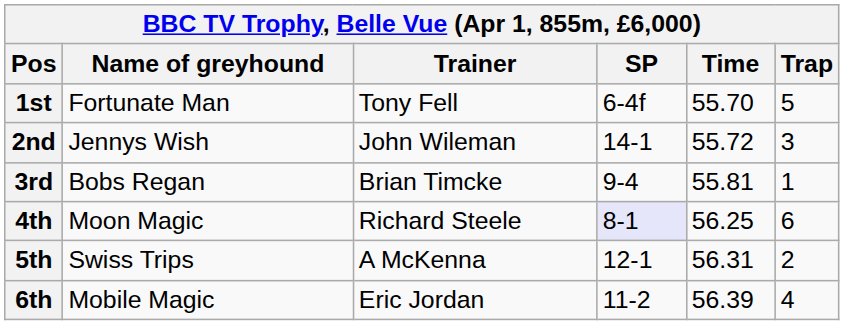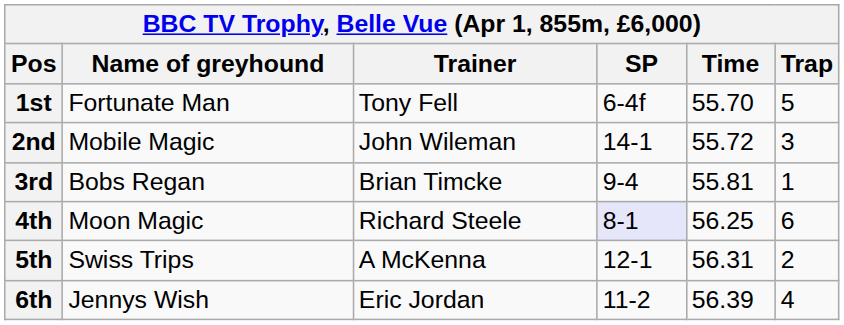(139, 142) Jennys Wish -> (141, 142) Mobile Magic
(141, 299) Mobile Magic -> (139, 299) Jennys Wish
